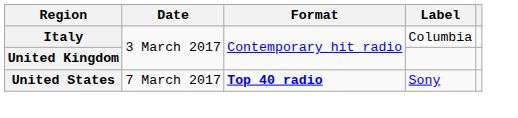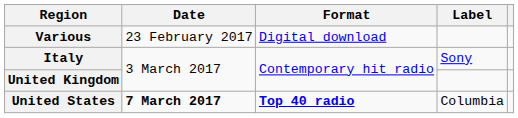+ row: (63, 37)
(440, 37) Columbia -> (456, 59) Sony
(173, 80) normal -> (173, 102) bold
(424, 80) Sony -> (472, 102) Columbia
